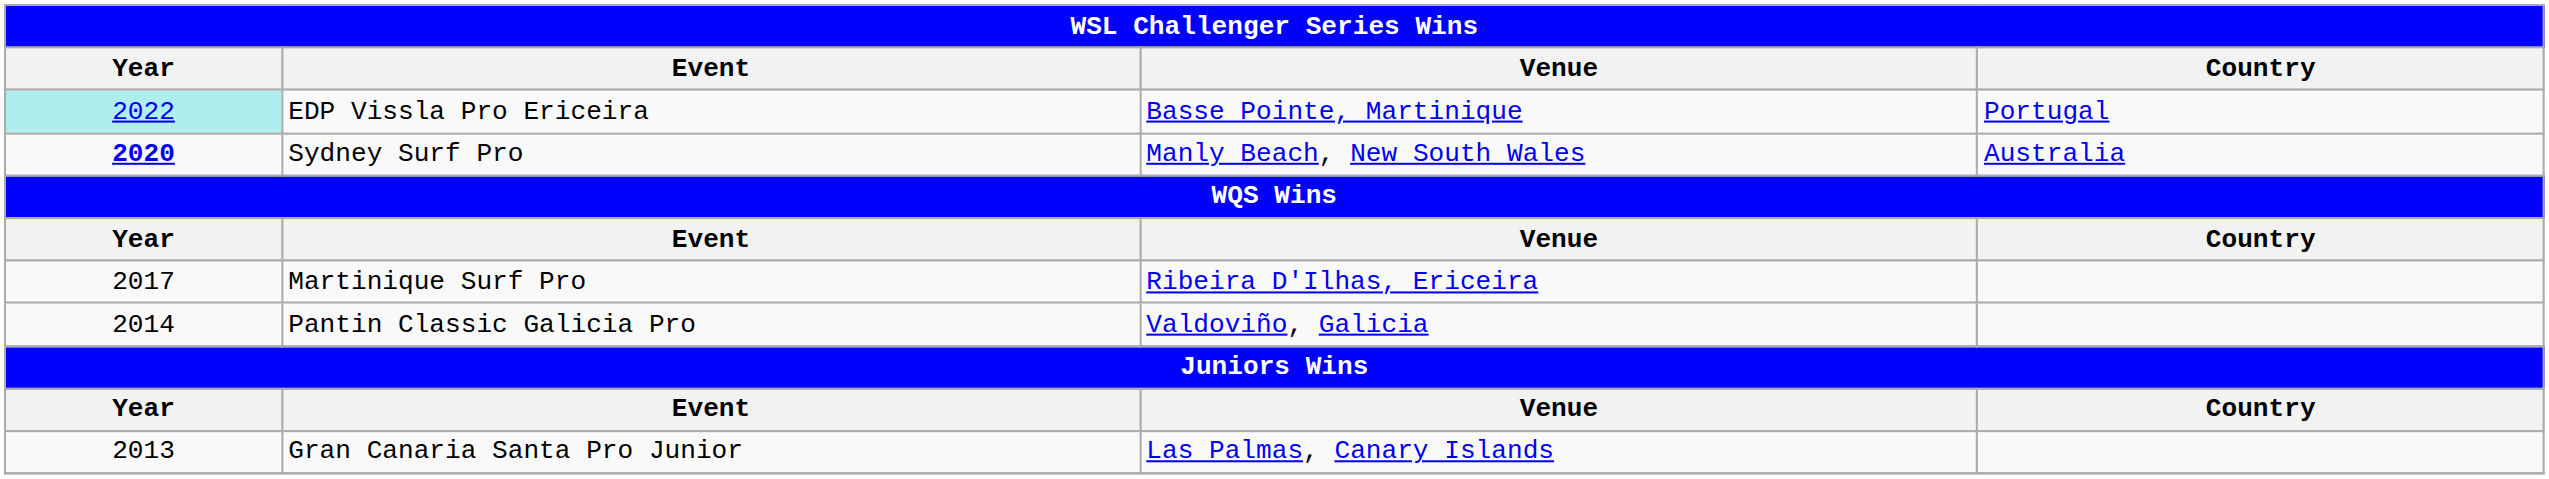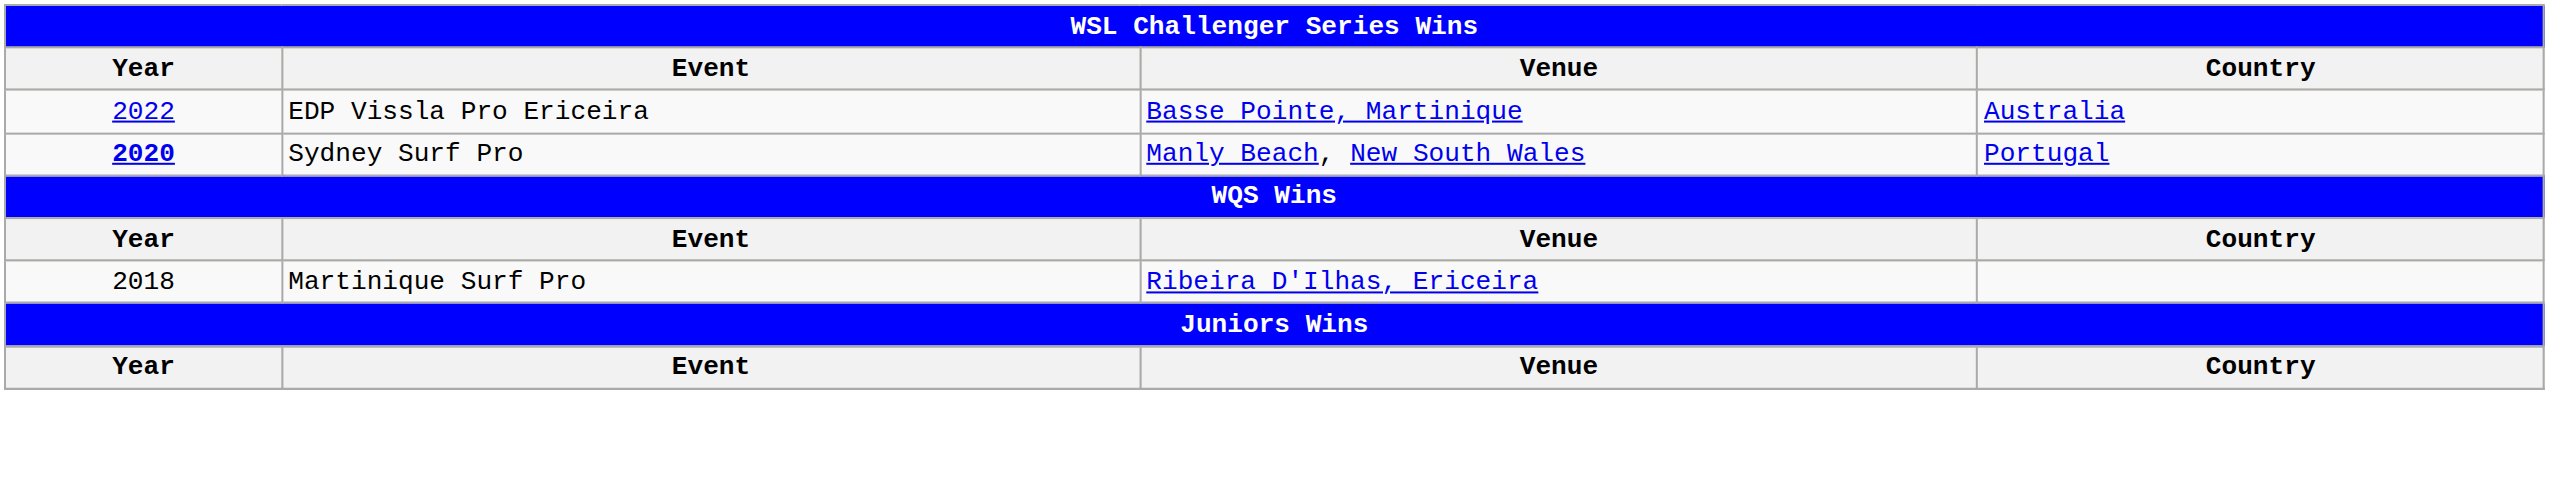(144, 111) paleturquoise background -> (144, 111) no background
(2047, 111) Portugal -> (2055, 111) Australia
(2055, 154) Australia -> (2047, 154) Portugal
(144, 282) 2017 -> (144, 282) 2018
- row: (492, 324)
- row: (516, 452)
